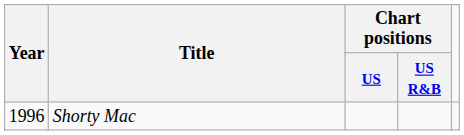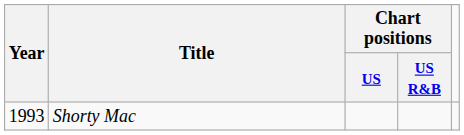(27, 115) 1996 -> (27, 115) 1993
